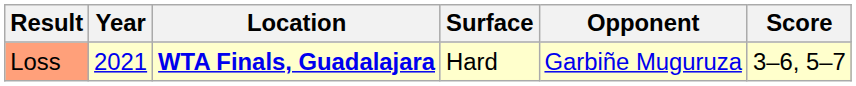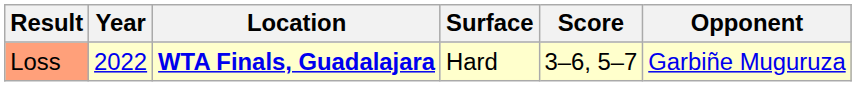columns swapped: (643, 23) <-> (799, 23)
(121, 61) 2021 -> (121, 61) 2022
